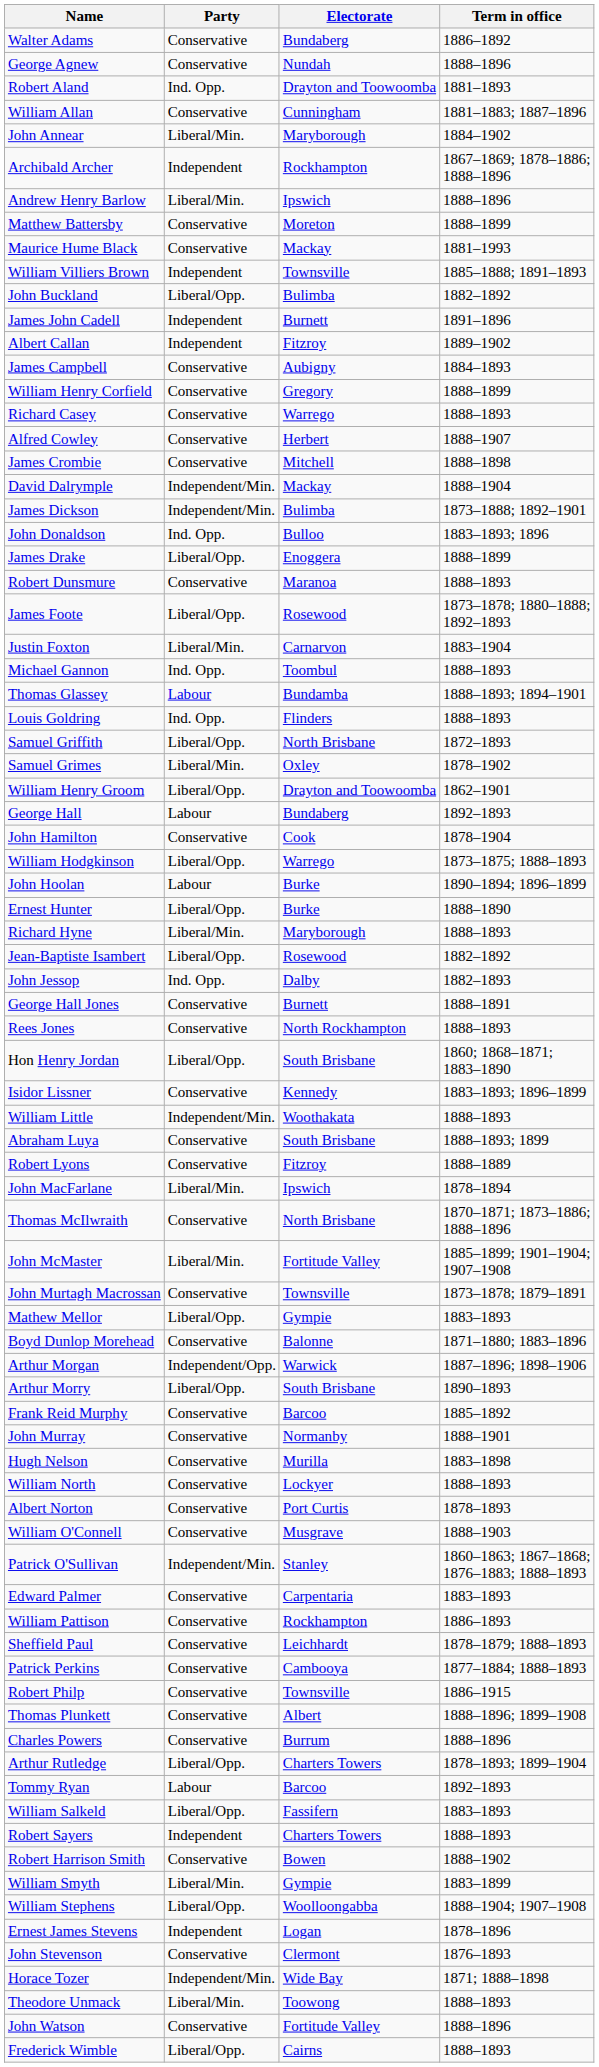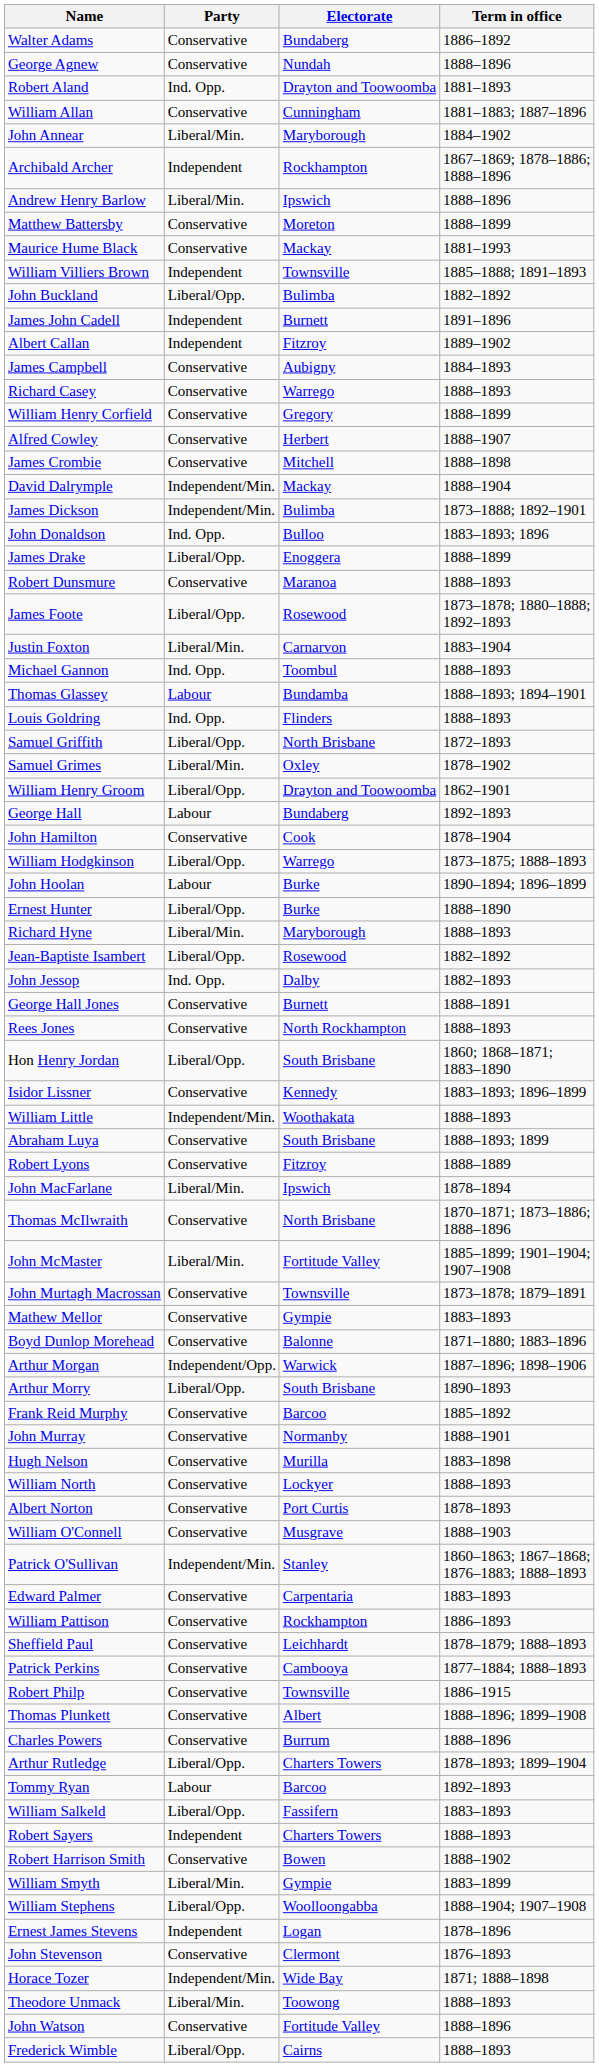rows swapped: (52, 414) <-> (80, 391)
(206, 1317) Liberal/Opp. -> (207, 1317) Conservative
